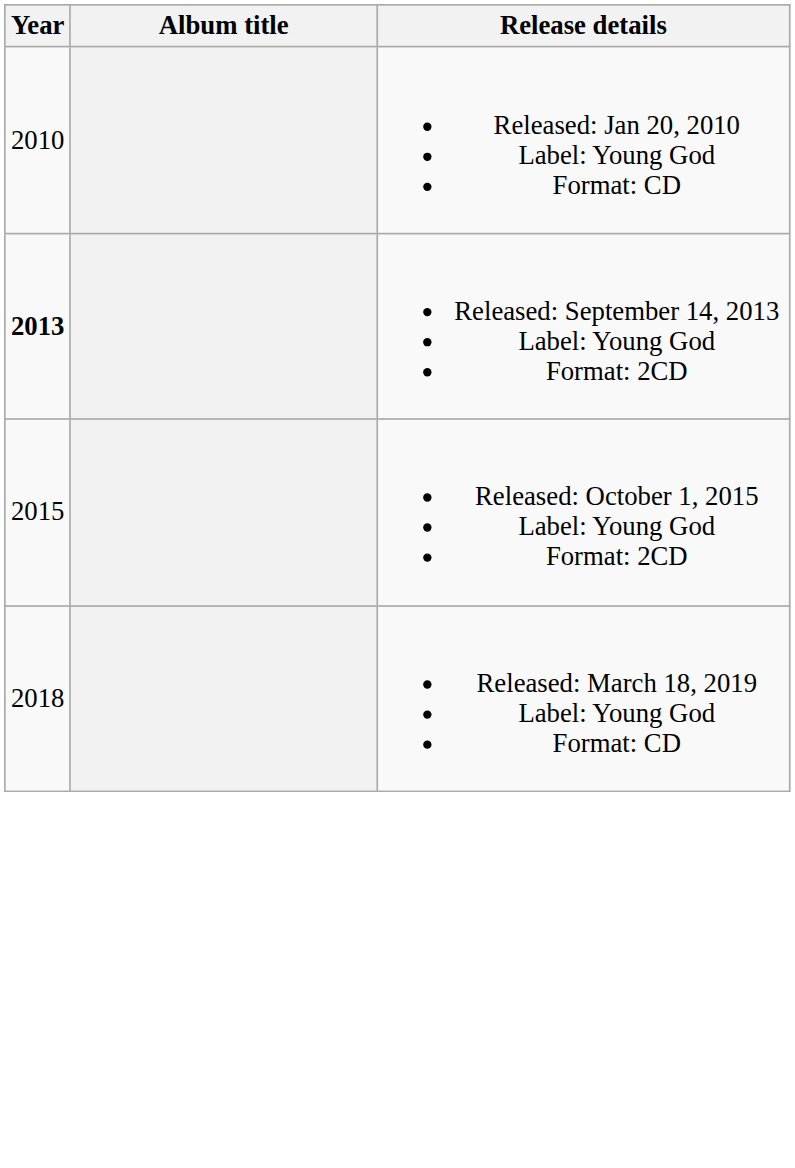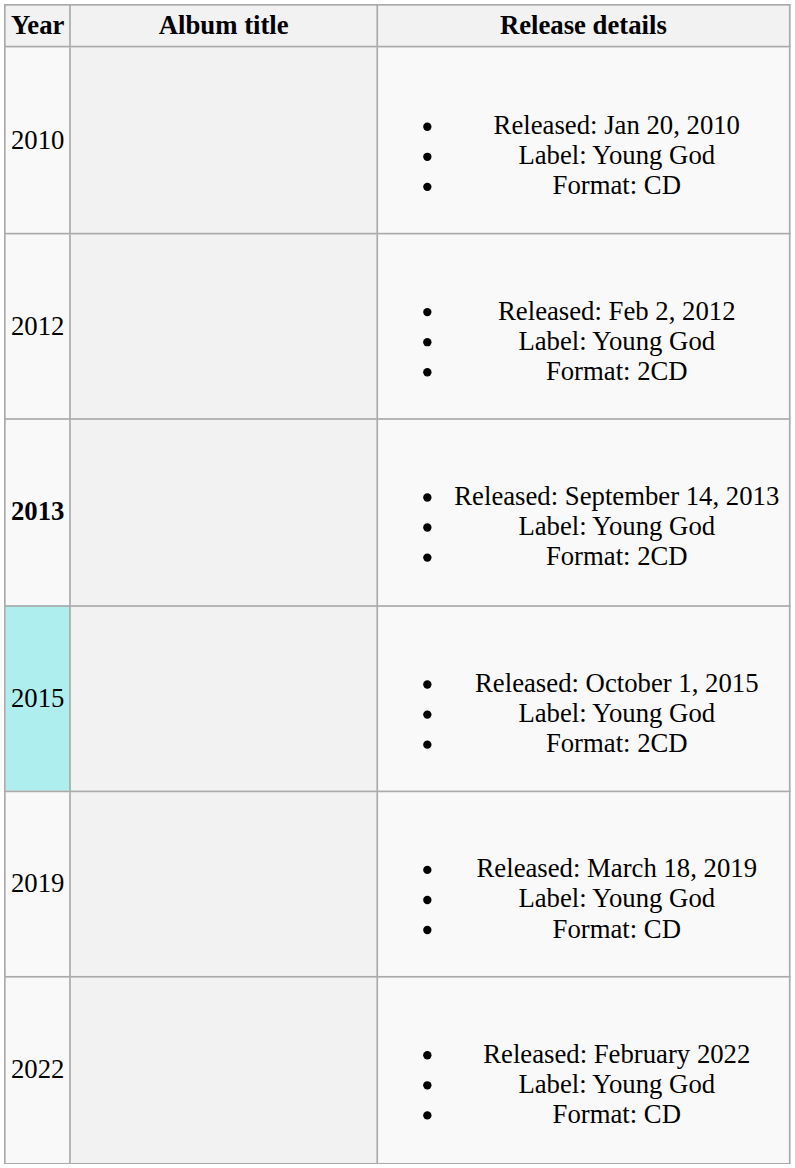+ row: (583, 341)
(38, 511) no background -> (38, 697) paleturquoise background
(38, 697) 2018 -> (38, 883) 2019
+ row: (583, 1085)
